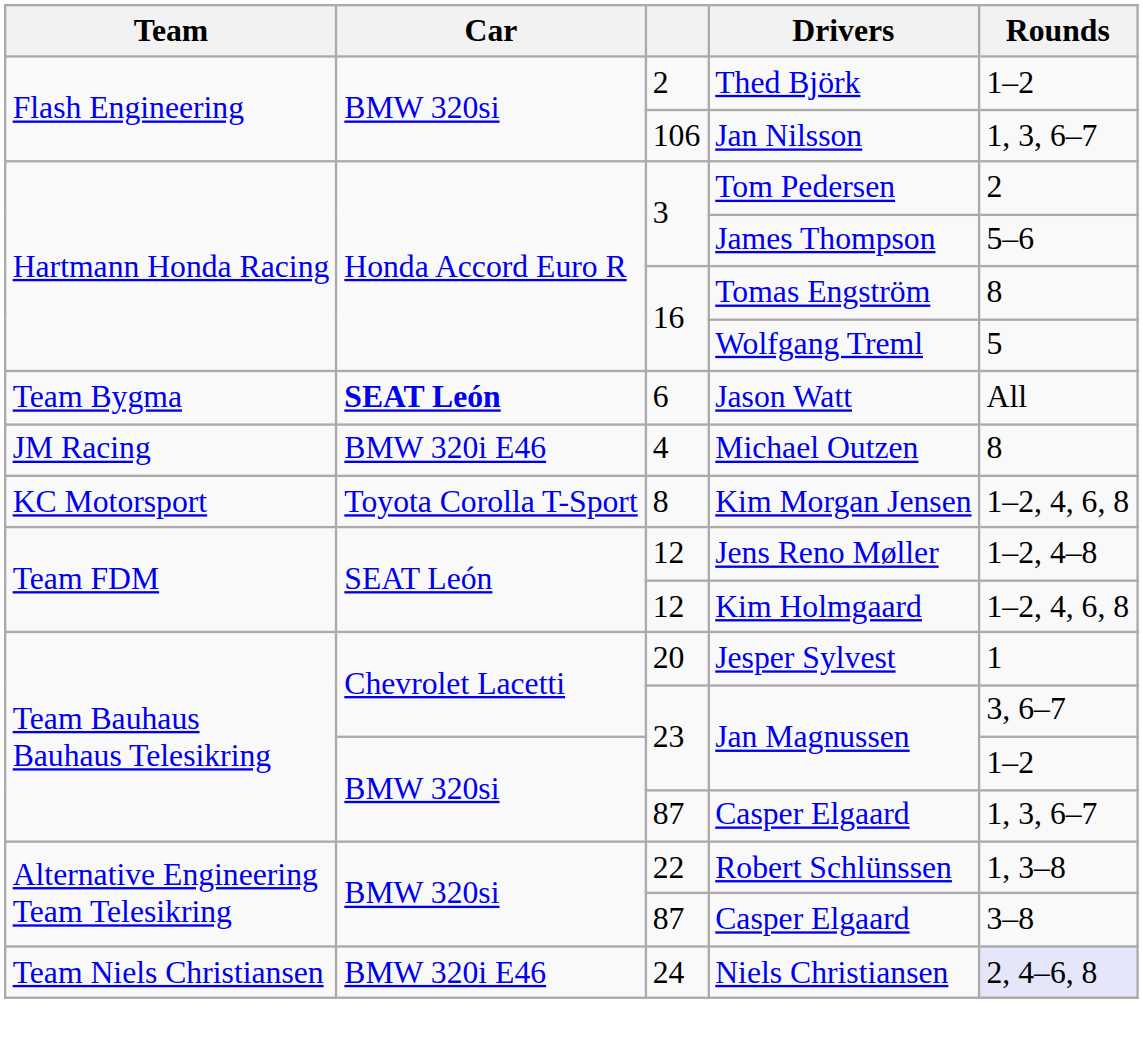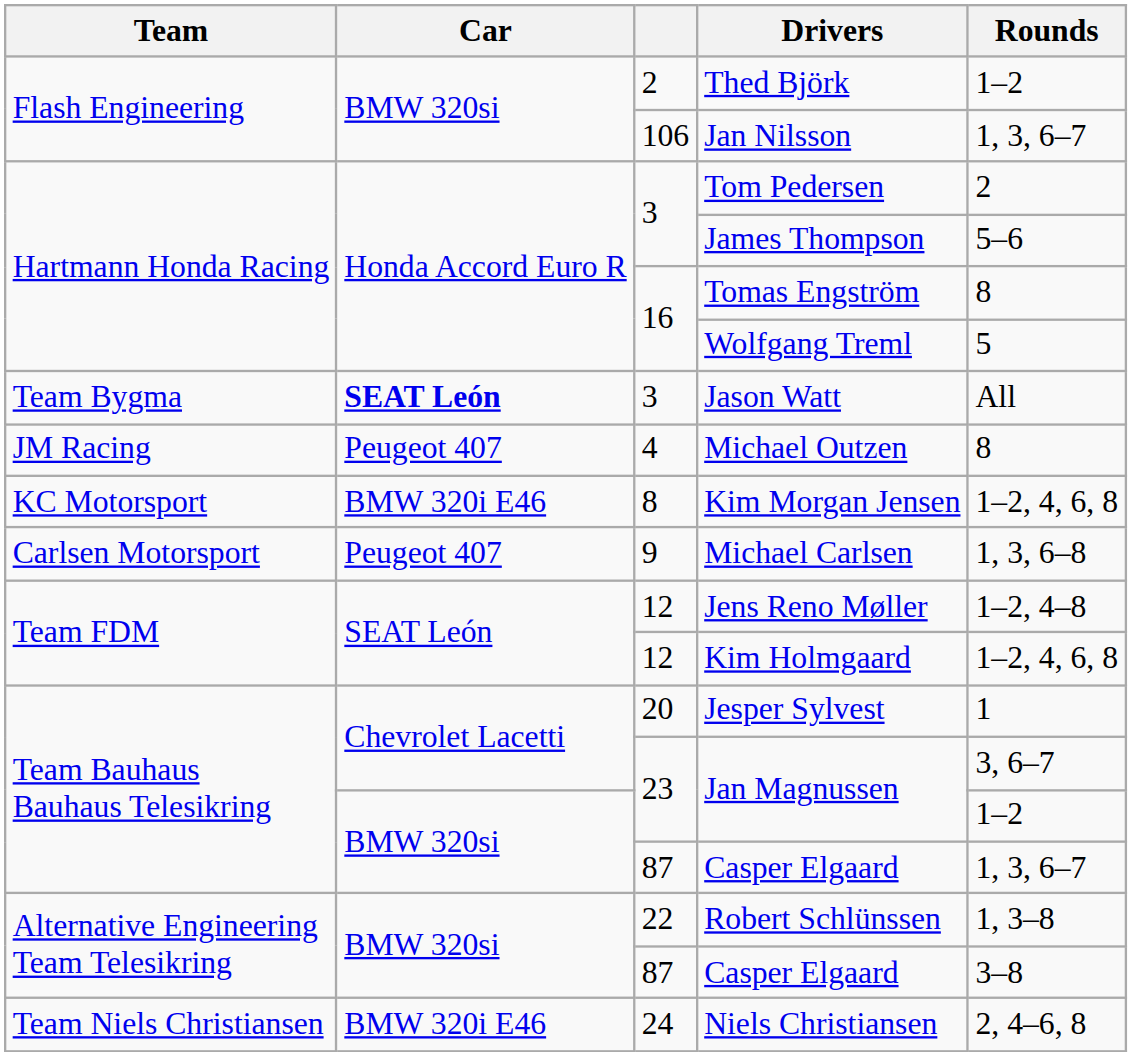(661, 396) 6 -> (650, 396) 3
(445, 448) BMW 320i E46 -> (423, 448) Peugeot 407
(491, 500) Toyota Corolla T-Sport -> (445, 500) BMW 320i E46
+ row: (136, 553)
(1042, 971) lavender background -> (1031, 1023) no background
